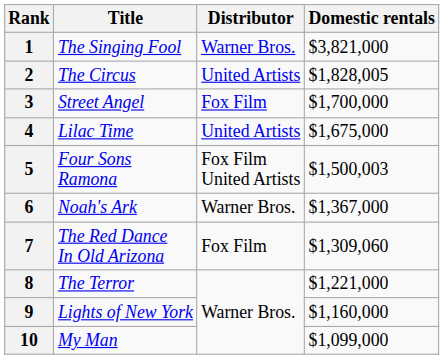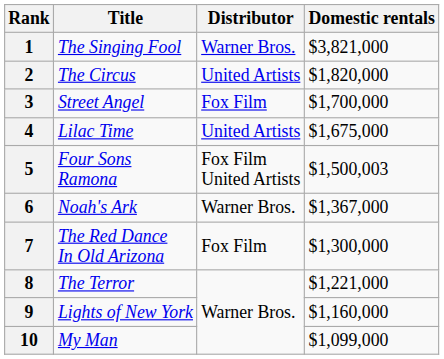(348, 74) $1,828,005 -> (348, 74) $1,820,000
(348, 245) $1,309,060 -> (348, 245) $1,300,000
